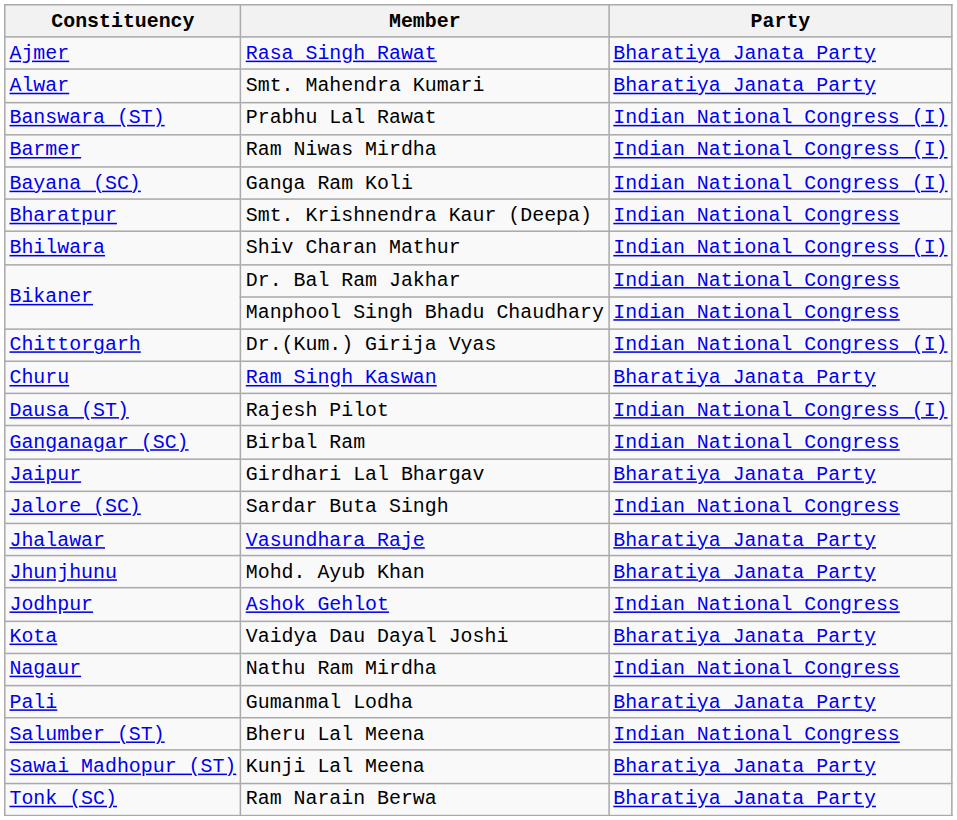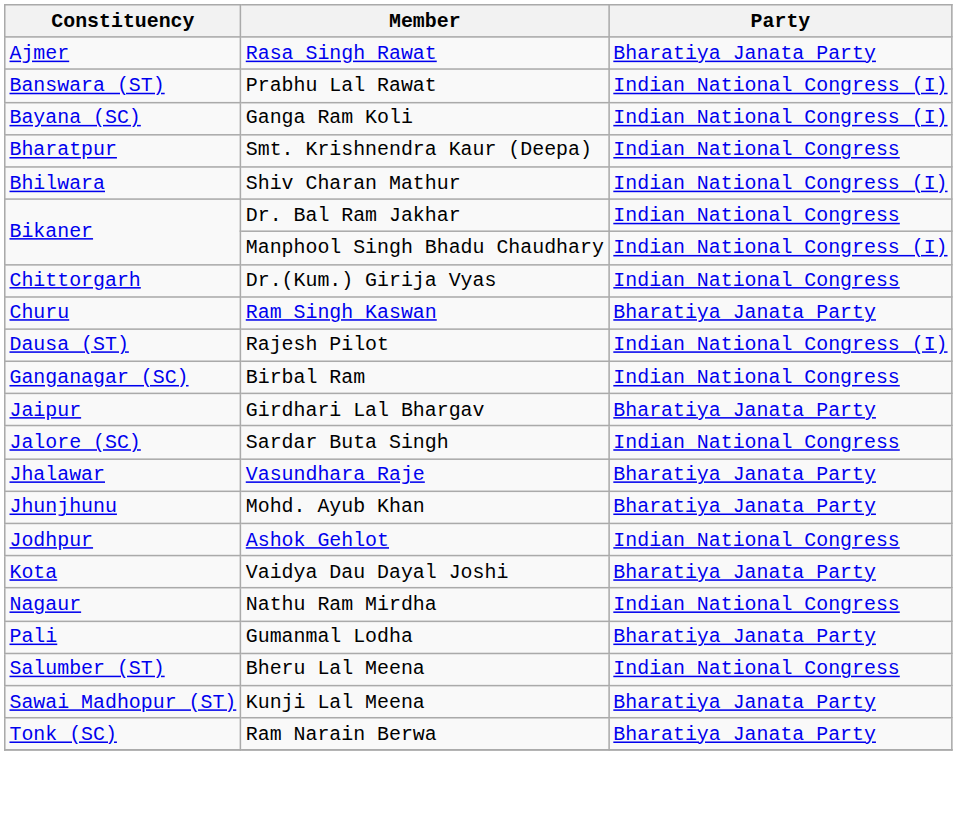- row: (365, 86)
- row: (341, 151)
(757, 313) Indian National Congress -> (780, 248) Indian National Congress (I)
(780, 345) Indian National Congress (I) -> (757, 280) Indian National Congress
